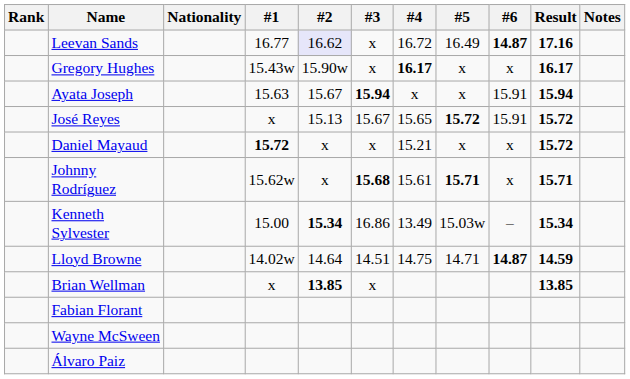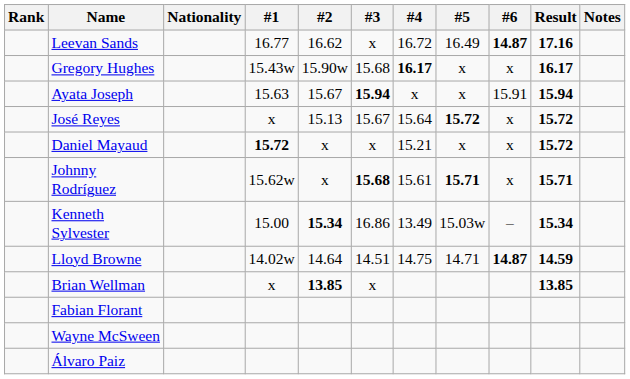(325, 43) lavender background -> (325, 43) no background
(372, 68) x -> (372, 68) 15.68
(415, 119) 15.65 -> (415, 119) 15.64
(510, 119) 15.91 -> (510, 119) x
